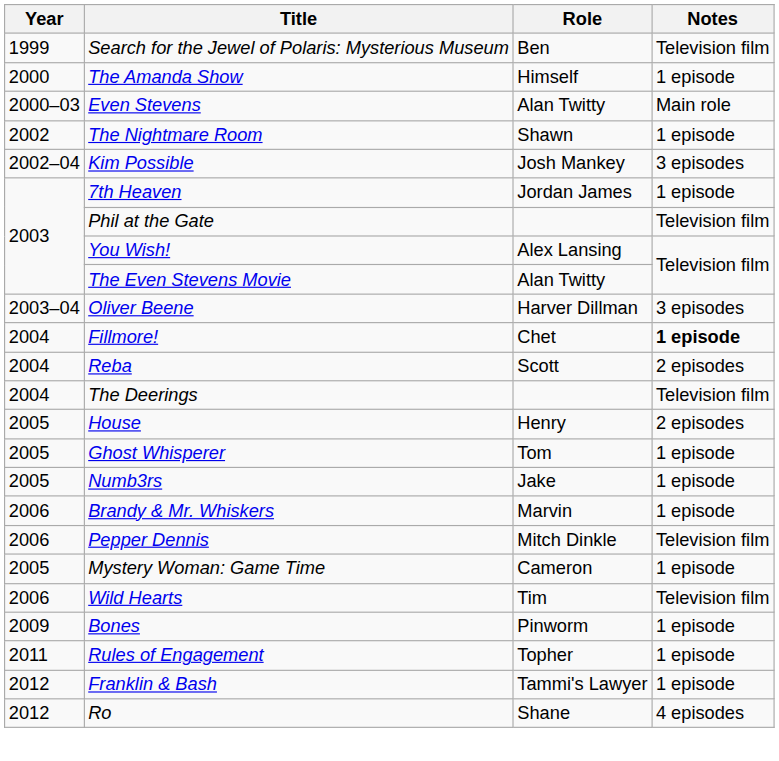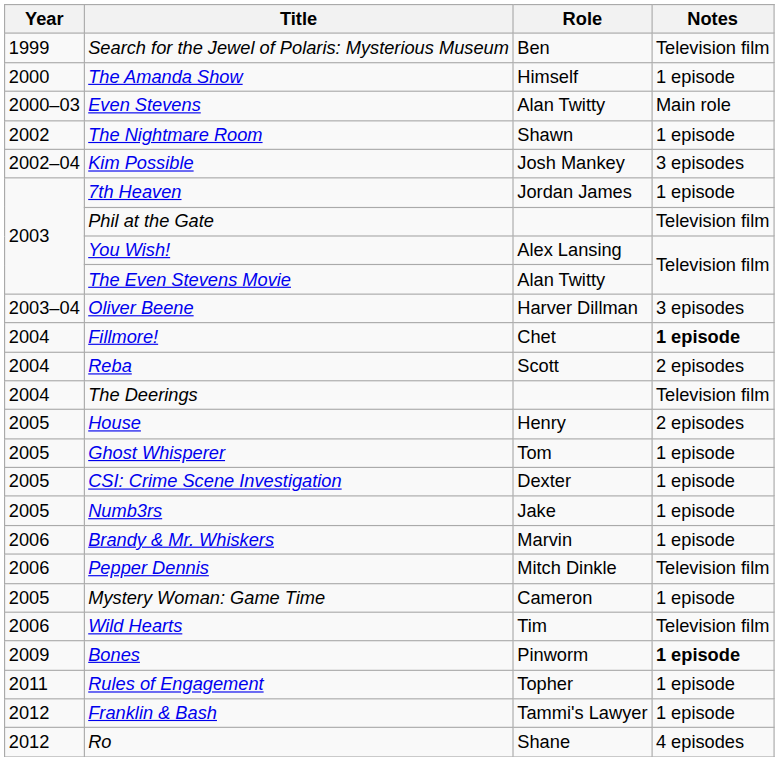+ row: (215, 481)
(695, 626) normal -> (698, 655) bold
